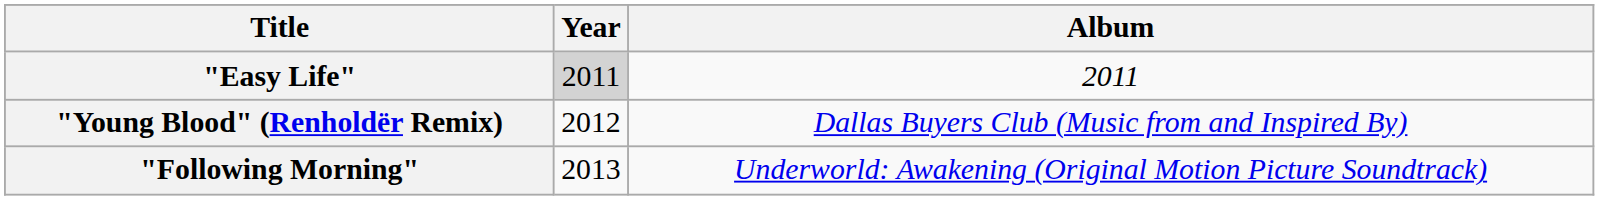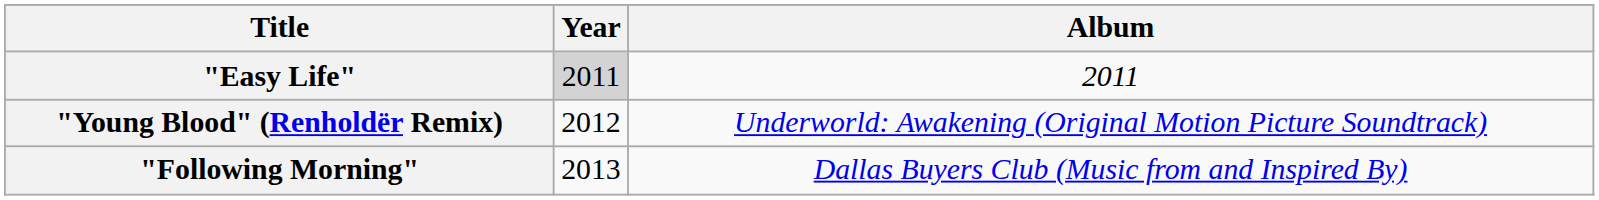(1111, 122) Dallas Buyers Club (Music from and Inspired By) -> (1111, 122) Underworld: Awakening (Original Motion Picture Soundtrack)
(1111, 169) Underworld: Awakening (Original Motion Picture Soundtrack) -> (1111, 169) Dallas Buyers Club (Music from and Inspired By)
